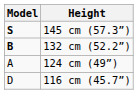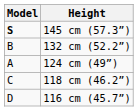(10, 47) bold -> (10, 47) normal
+ row: (87, 81)
